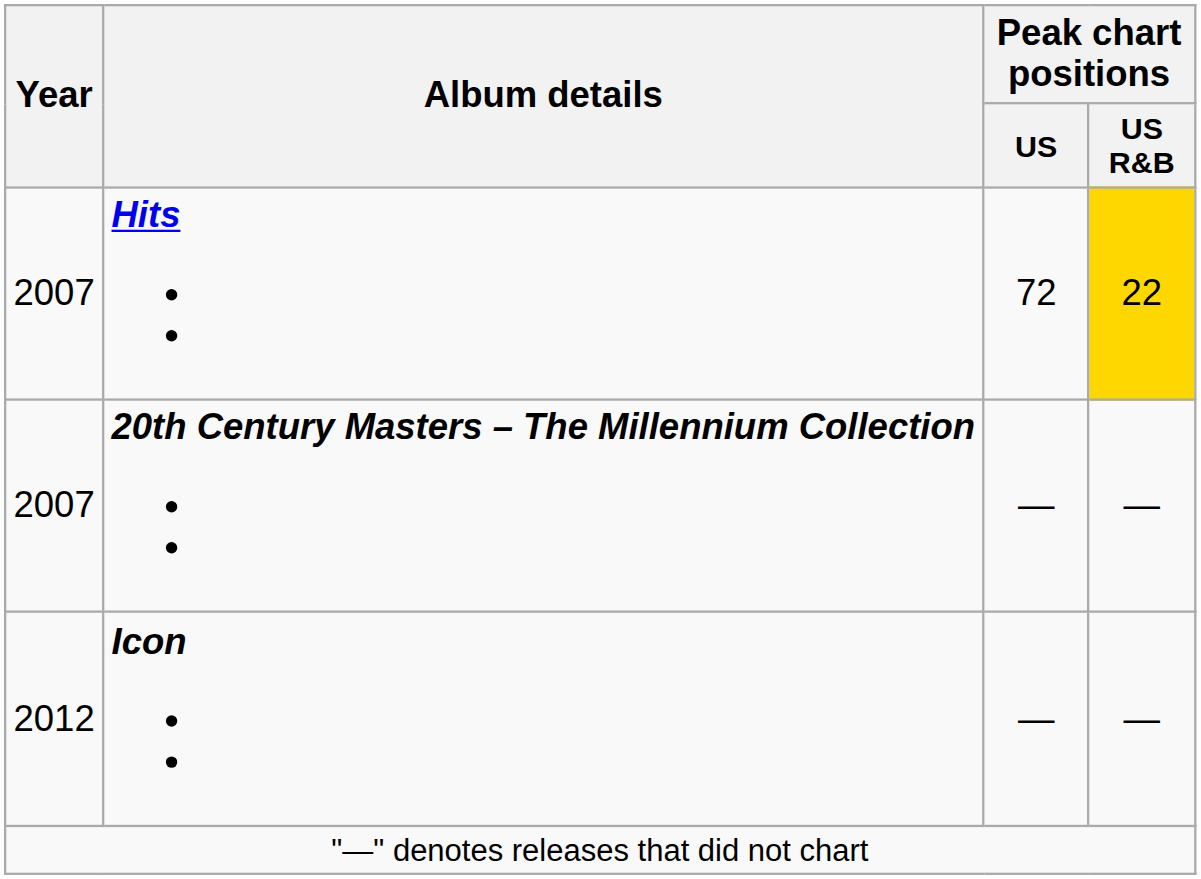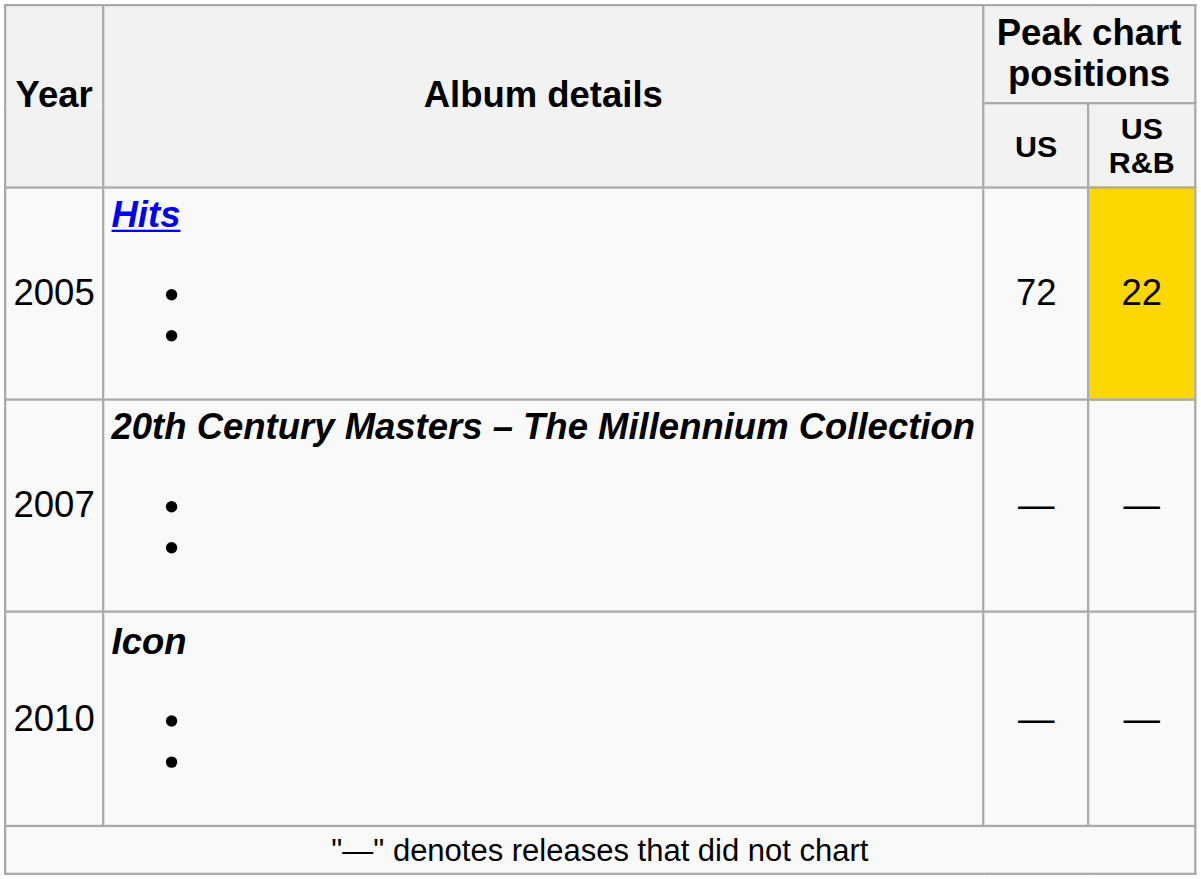(54, 292) 2007 -> (54, 292) 2005
(54, 718) 2012 -> (54, 718) 2010
